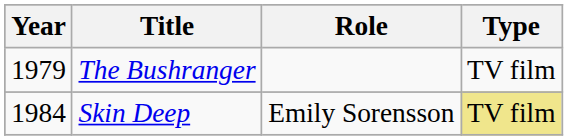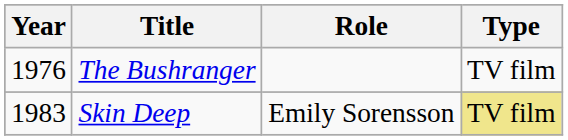(39, 69) 1979 -> (39, 69) 1976
(39, 112) 1984 -> (39, 112) 1983
